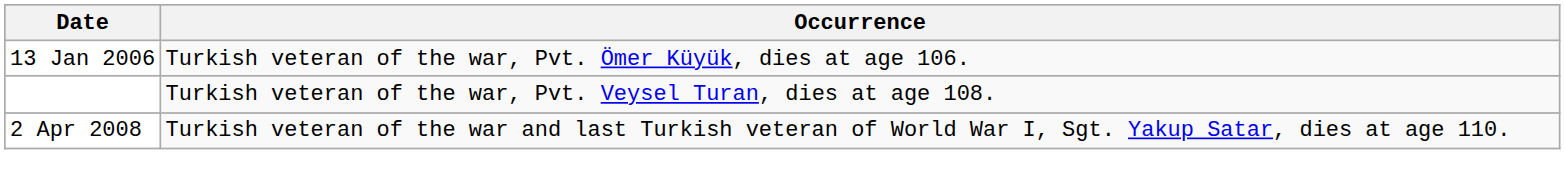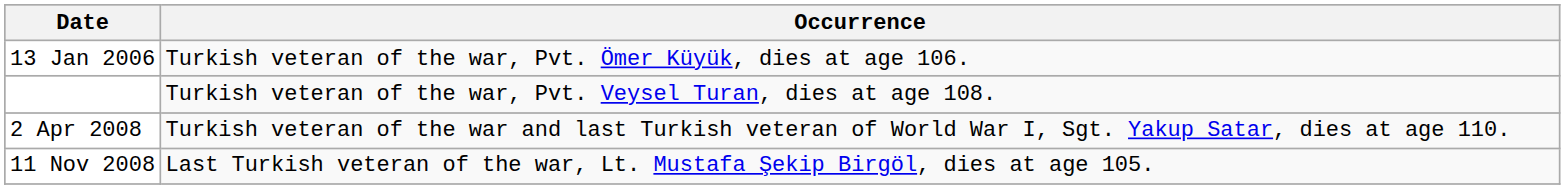+ row: (83, 166)
